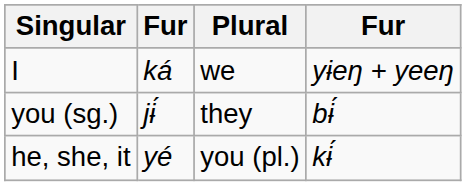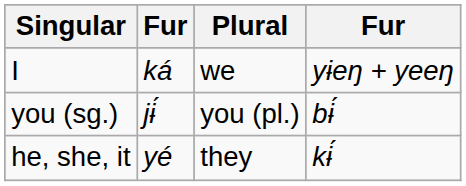(226, 113) they -> (250, 113) you (pl.)
(250, 157) you (pl.) -> (226, 157) they
